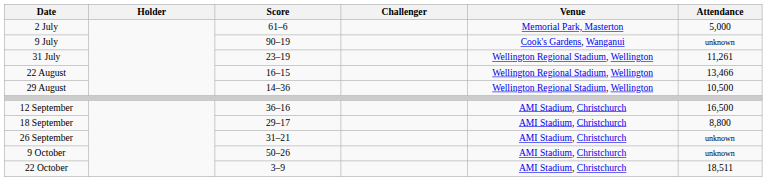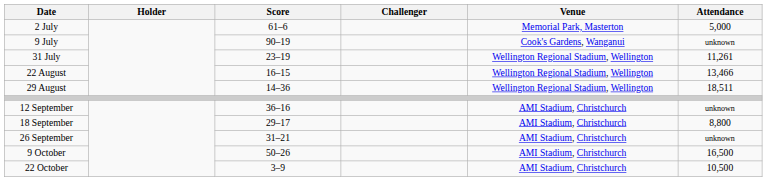(720, 88) 10,500 -> (720, 88) 18,511
(720, 107) 16,500 -> (720, 108) unknown
(720, 154) unknown -> (720, 153) 16,500
(720, 168) 18,511 -> (720, 168) 10,500
